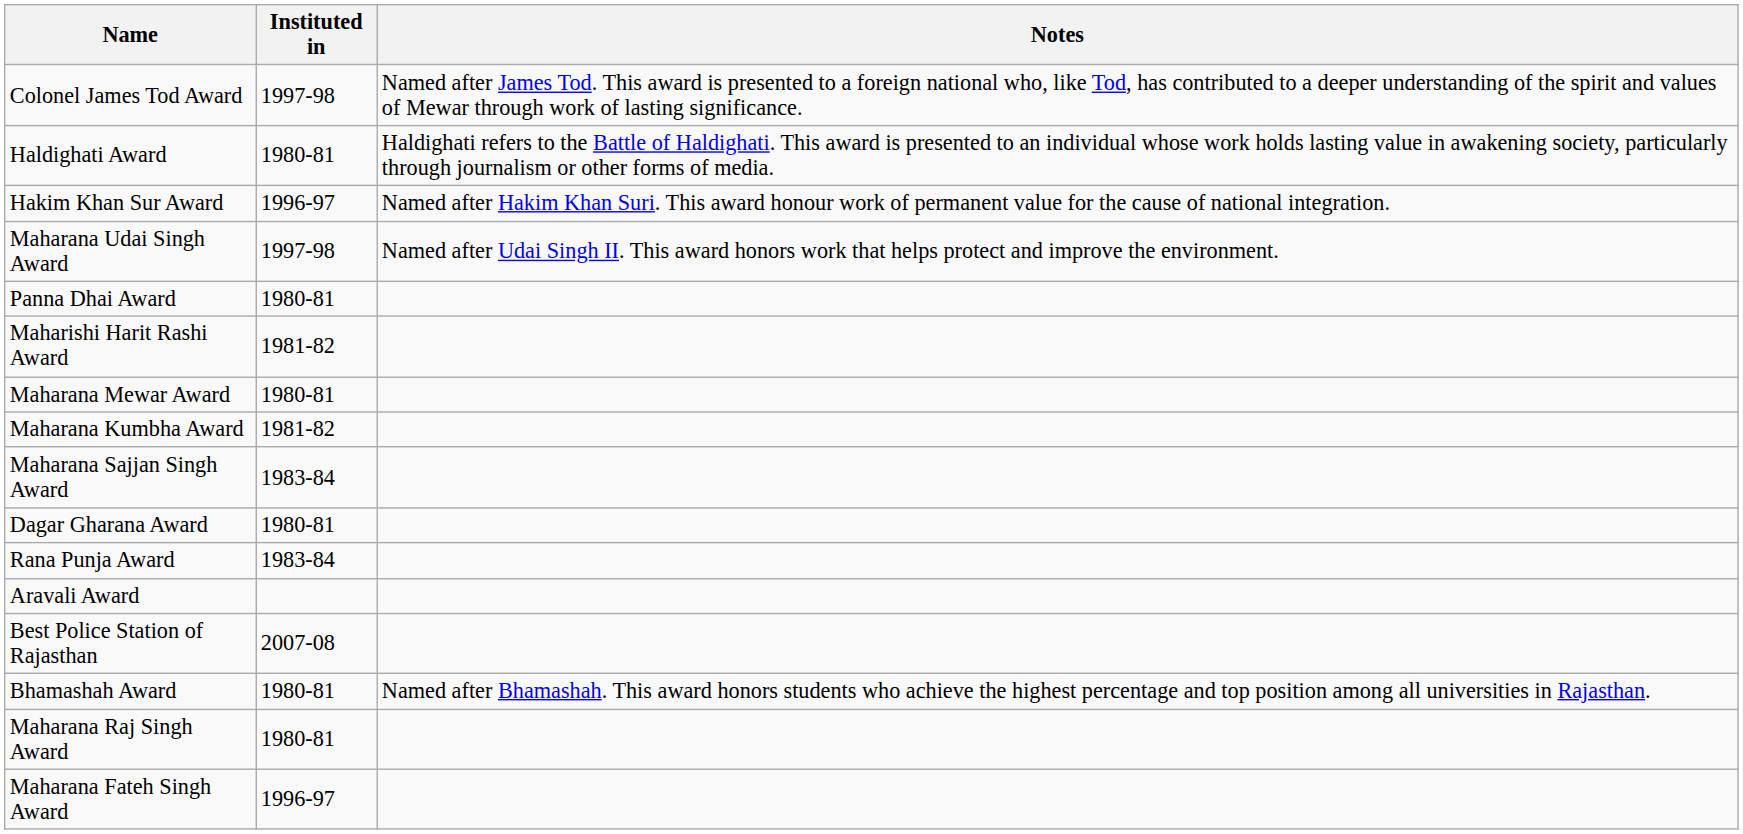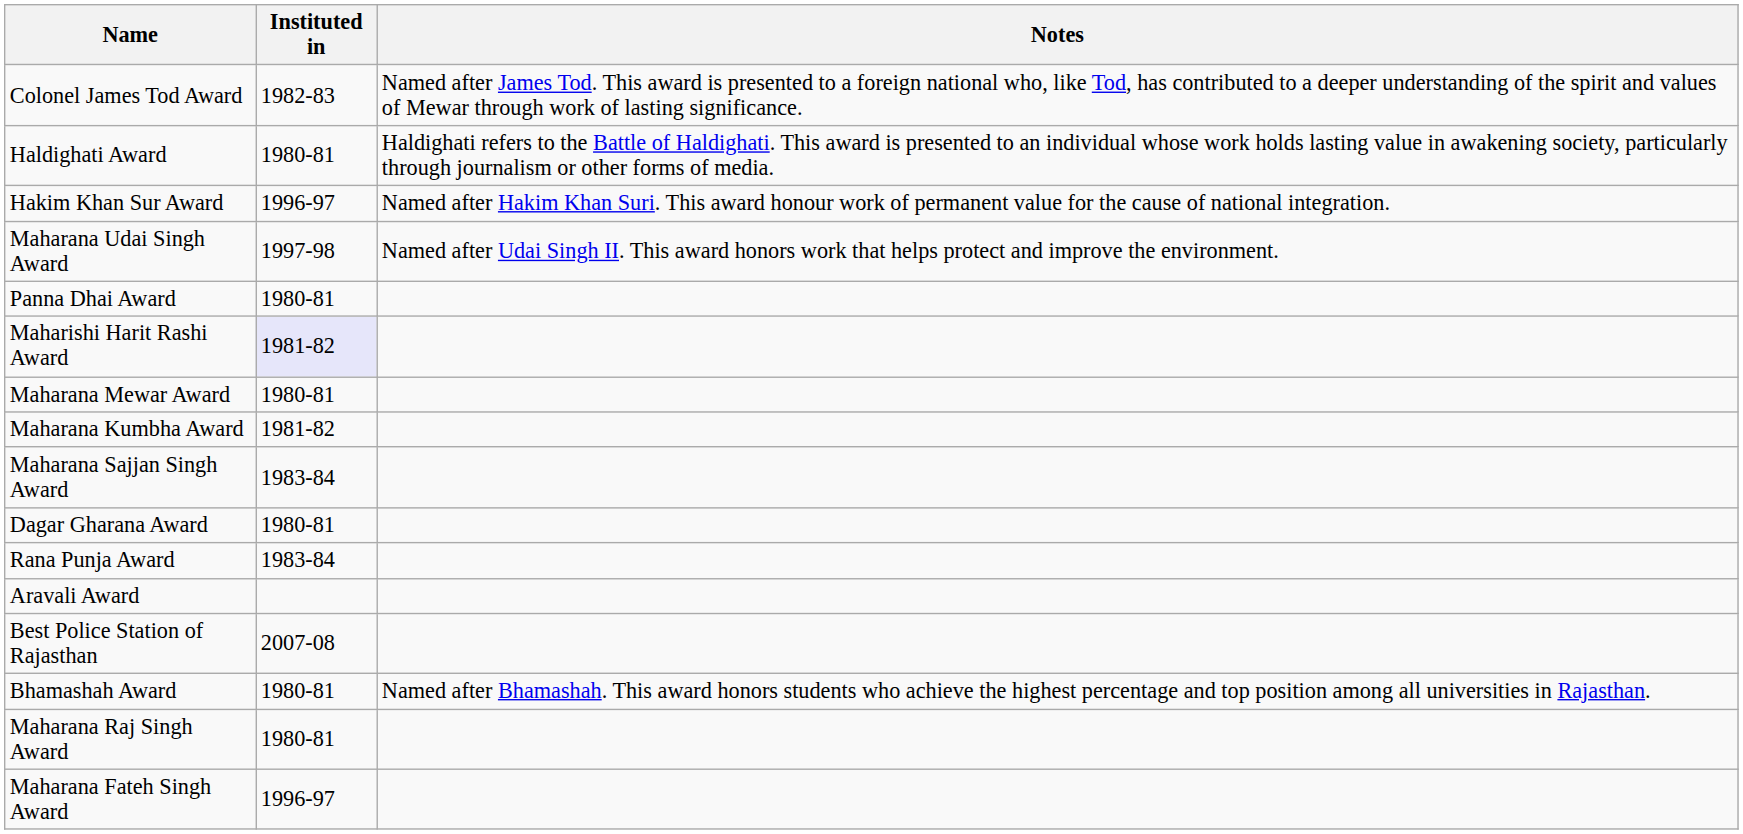(298, 94) 1997-98 -> (298, 94) 1982-83
(298, 346) no background -> (298, 346) lavender background
